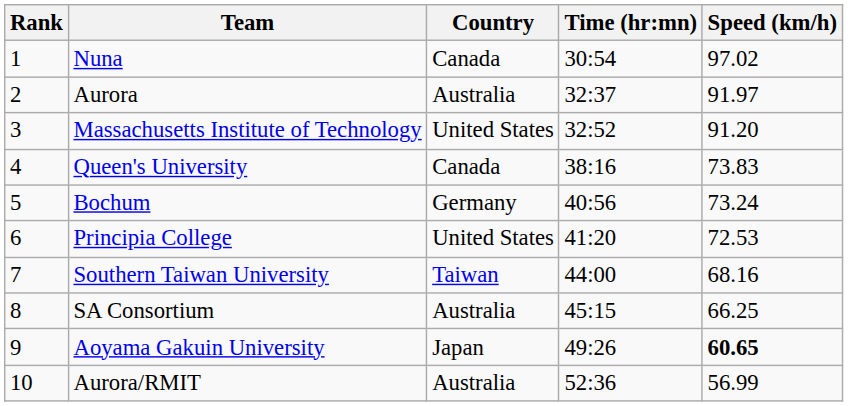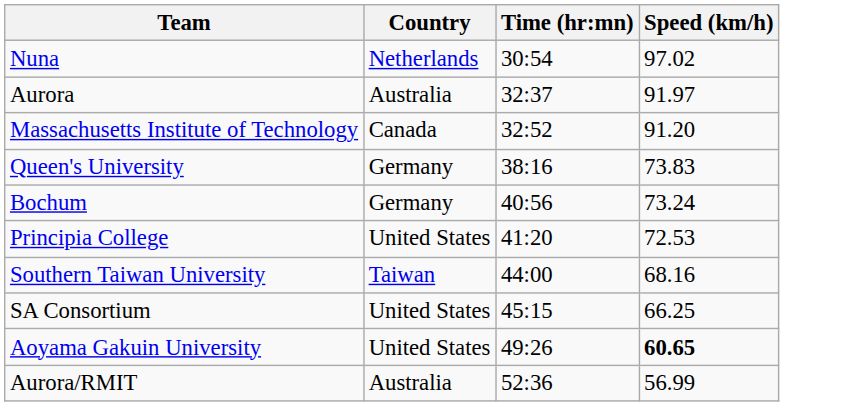- column: (36, 22)
(466, 58) Canada -> (424, 58) Netherlands
(493, 130) United States -> (403, 130) Canada
(466, 166) Canada -> (411, 166) Germany
(474, 310) Australia -> (430, 310) United States
(458, 346) Japan -> (430, 346) United States
